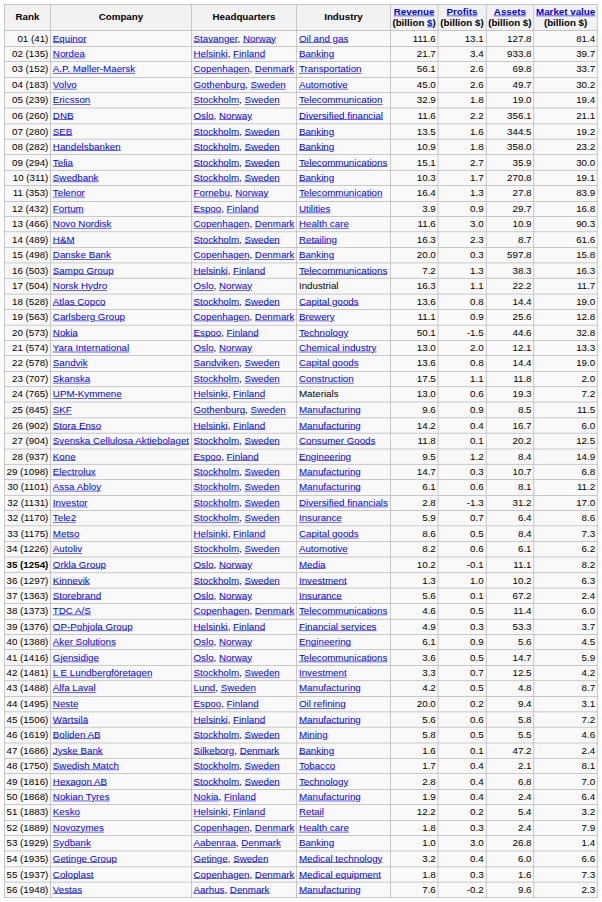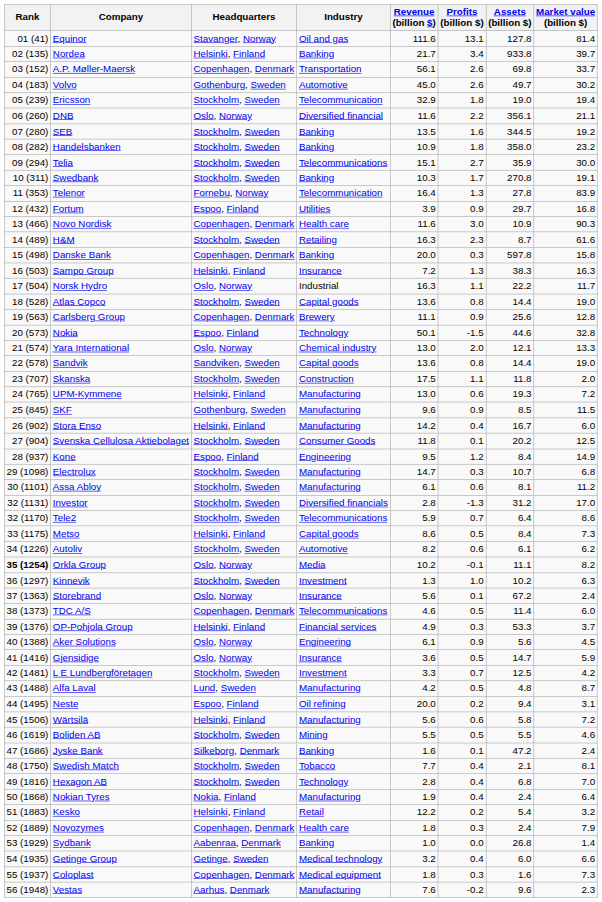(343, 270) Telecommunications -> (320, 270) Insurance
(319, 394) Materials -> (330, 394) Manufacturing
(320, 518) Insurance -> (343, 518) Telecommunications
(343, 657) Telecommunications -> (320, 657) Insurance
(429, 735) 5.8 -> (429, 735) 5.5
(429, 766) 1.7 -> (429, 766) 7.7
(477, 843) 3.0 -> (477, 843) 0.0
